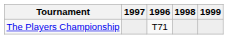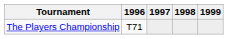columns swapped: (160, 12) <-> (134, 12)
